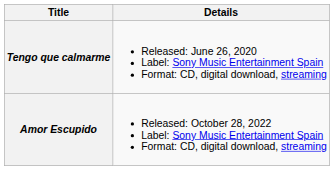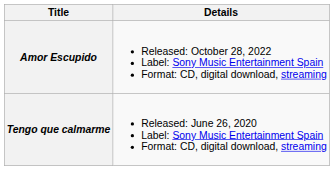rows swapped: (59, 57) <-> (59, 129)
